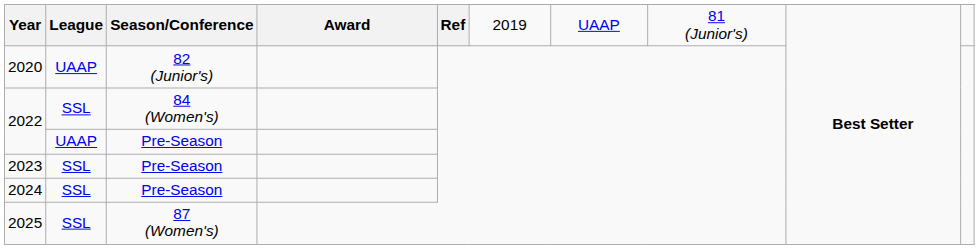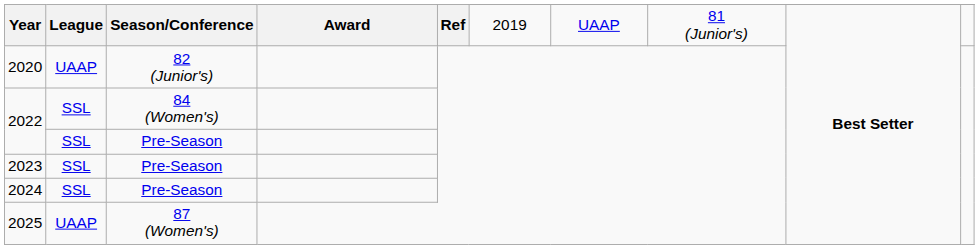(76, 141) UAAP -> (76, 141) SSL
(76, 223) SSL -> (76, 223) UAAP
